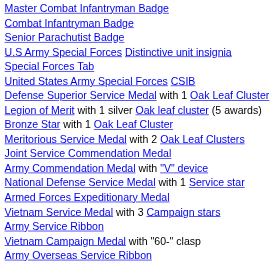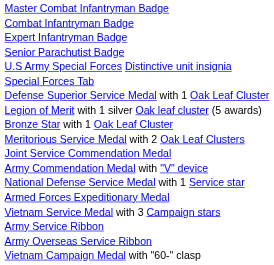+ row: (66, 38)
- row: (100, 81)
rows swapped: (78, 255) <-> (103, 241)
